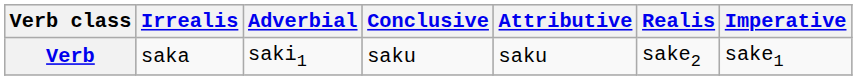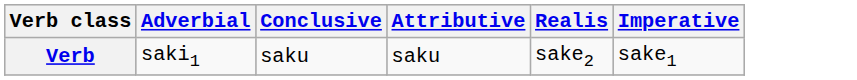- column: (190, 21)
